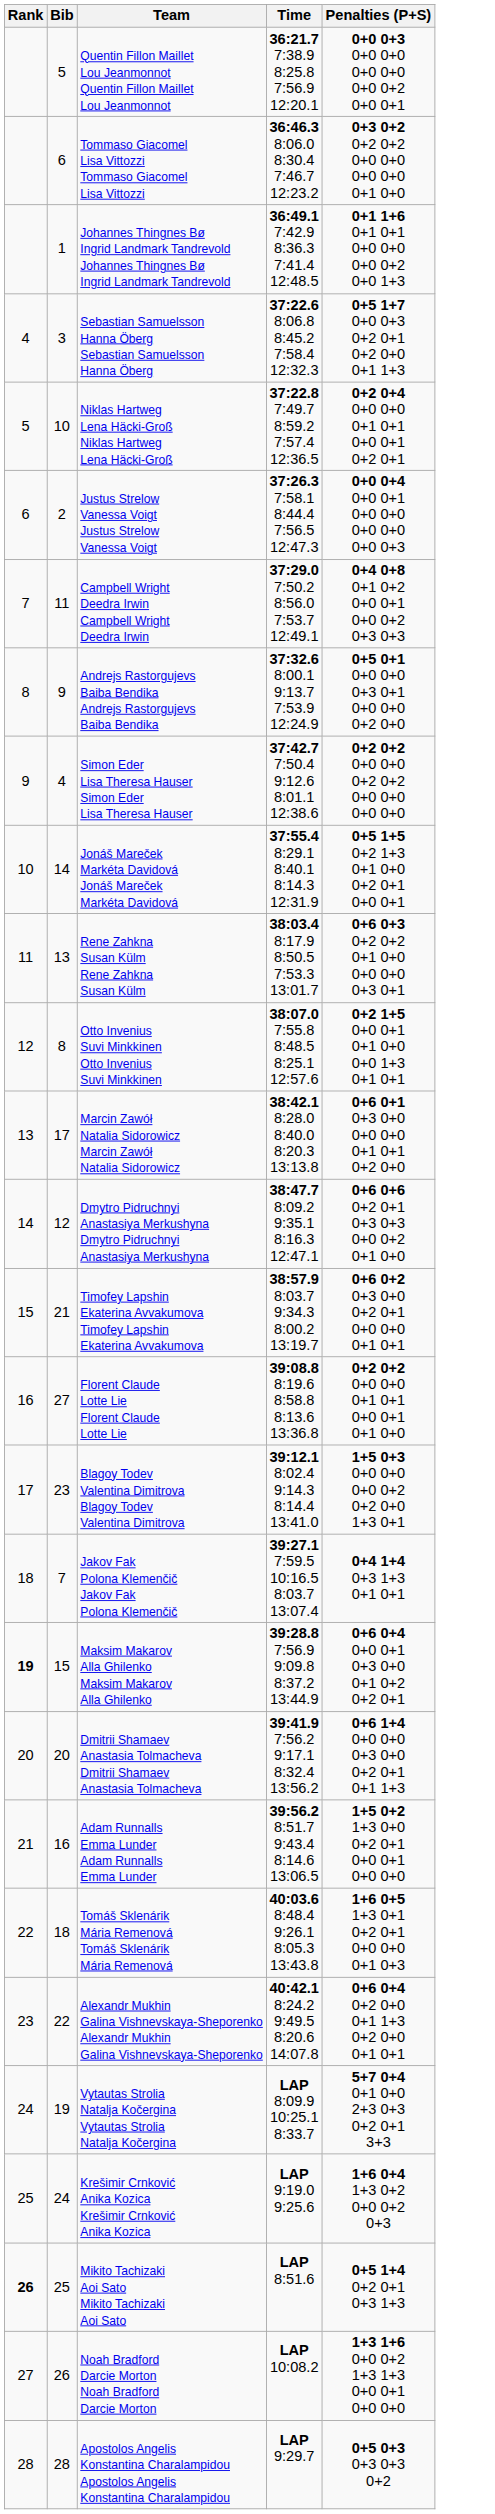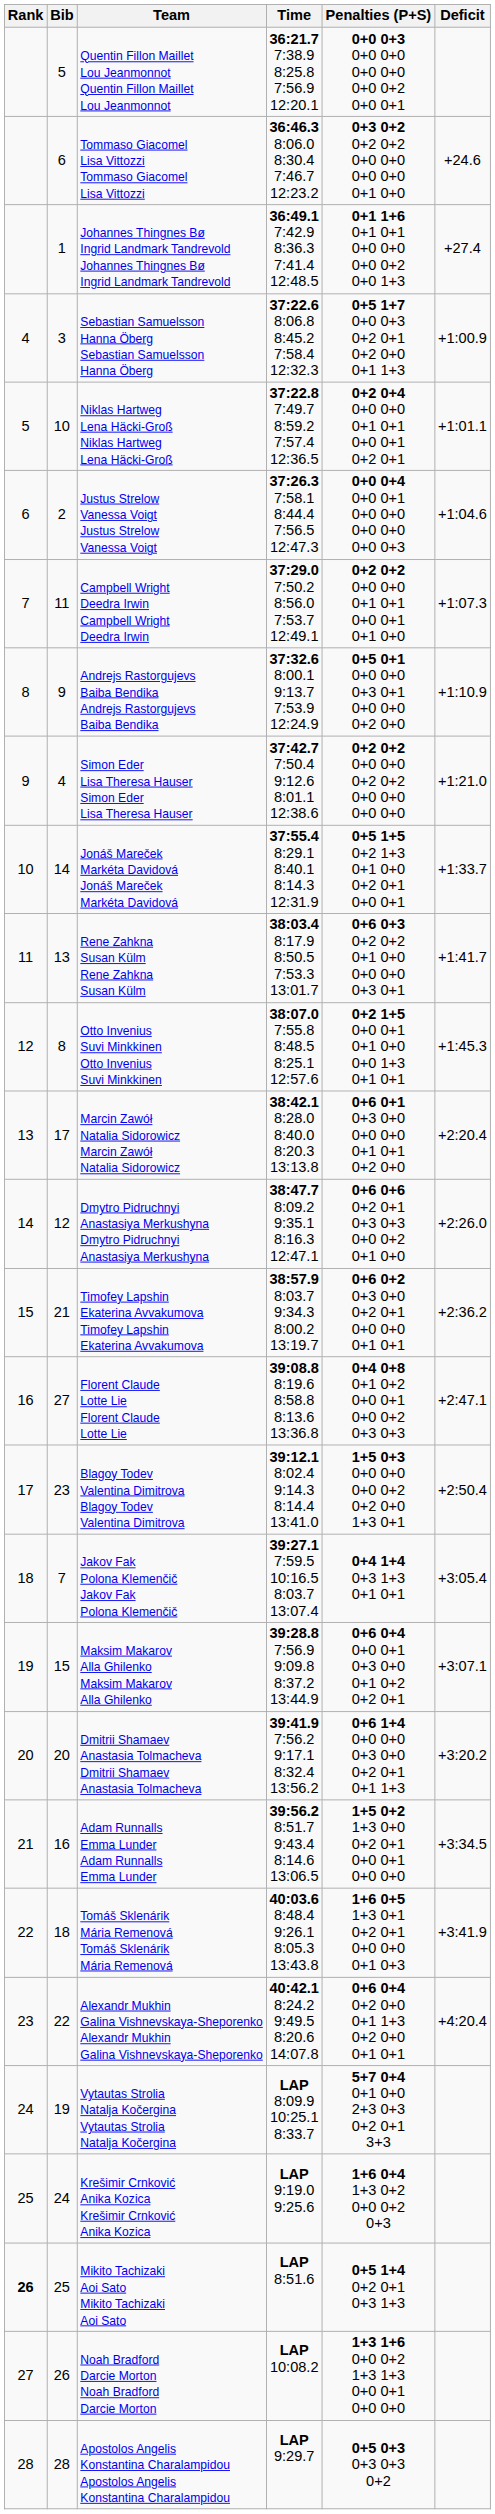+ column: (462, 16)
(378, 603) 0+4 0+8 0+1 0+2 0+0 0+1 0+0 0+2 0+3 0+3 -> (378, 603) 0+2 0+2 0+0 0+0 0+1 0+1 0+0 0+1 0+1 0+0
(378, 1401) 0+2 0+2 0+0 0+0 0+1 0+1 0+0 0+1 0+1 0+0 -> (378, 1401) 0+4 0+8 0+1 0+2 0+0 0+1 0+0 0+2 0+3 0+3
(26, 1666) bold -> (26, 1666) normal
